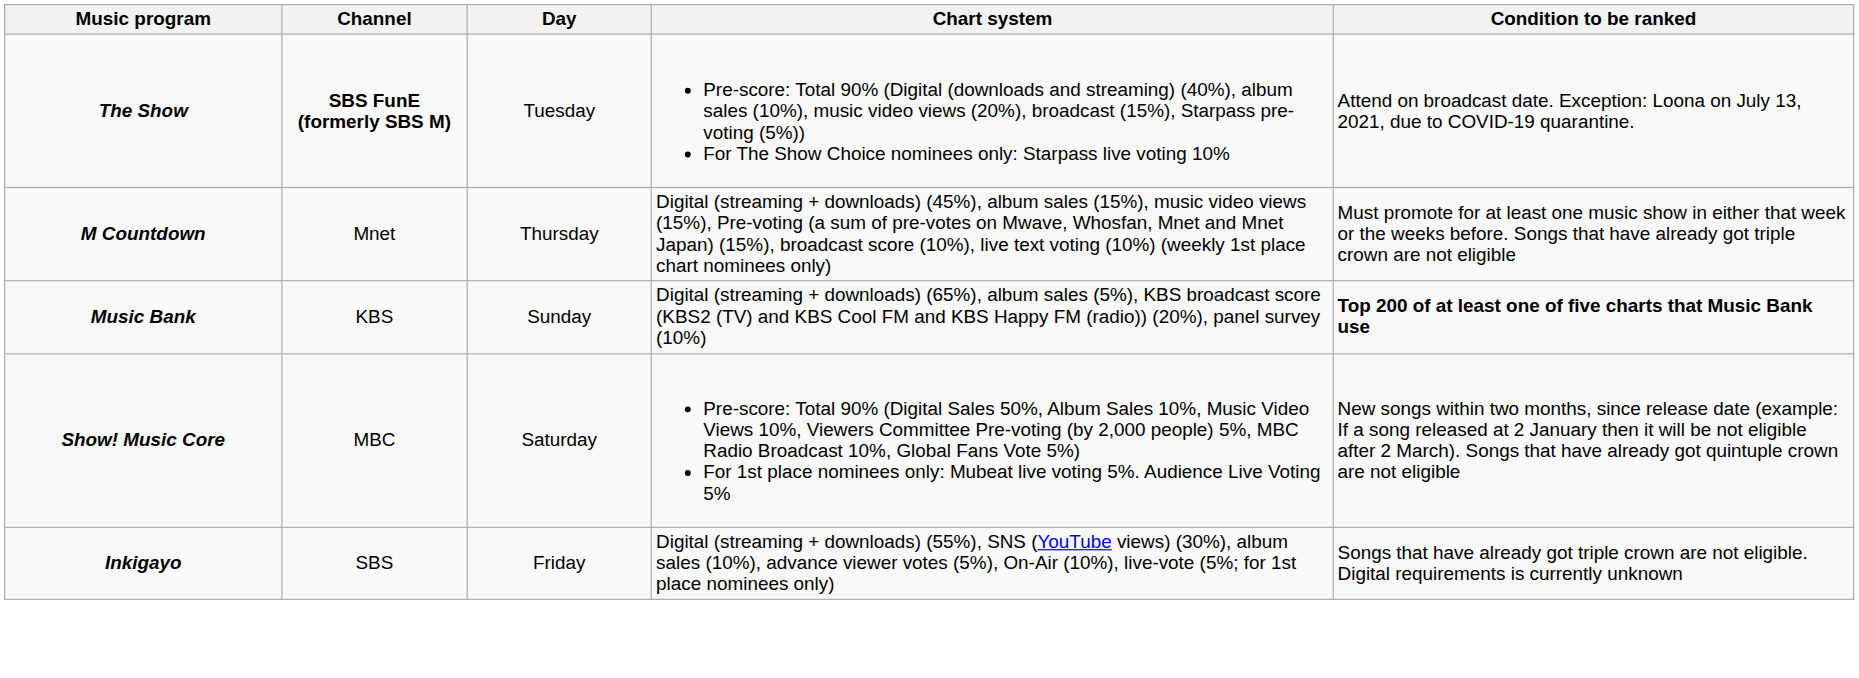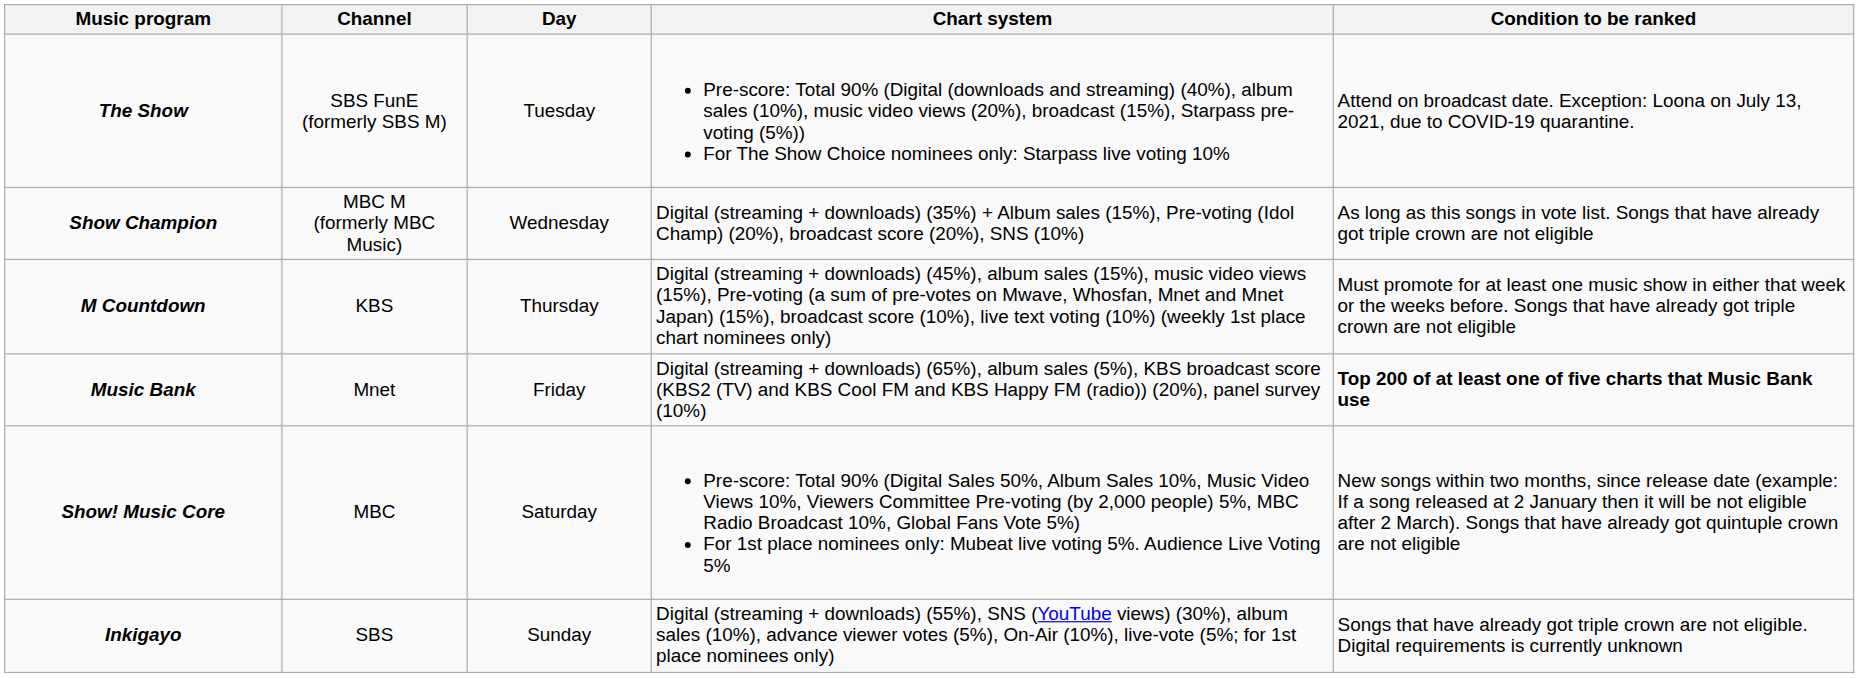(374, 110) bold -> (374, 110) normal
+ row: (143, 223)
(374, 233) Mnet -> (374, 306) KBS
(374, 316) KBS -> (374, 389) Mnet
(559, 316) Sunday -> (559, 389) Friday
(559, 563) Friday -> (559, 635) Sunday
